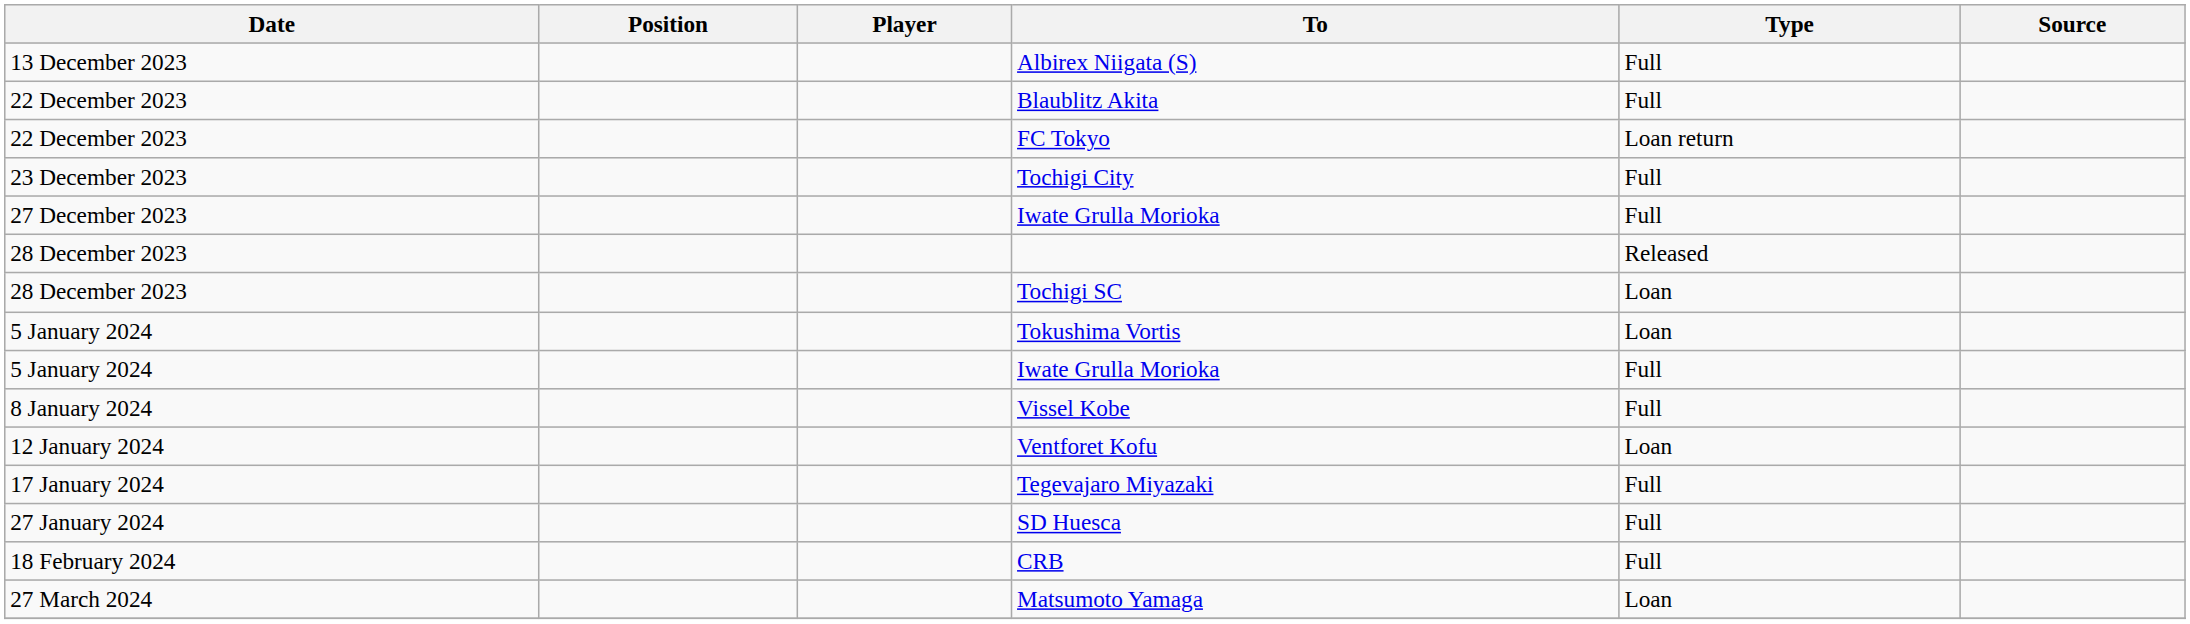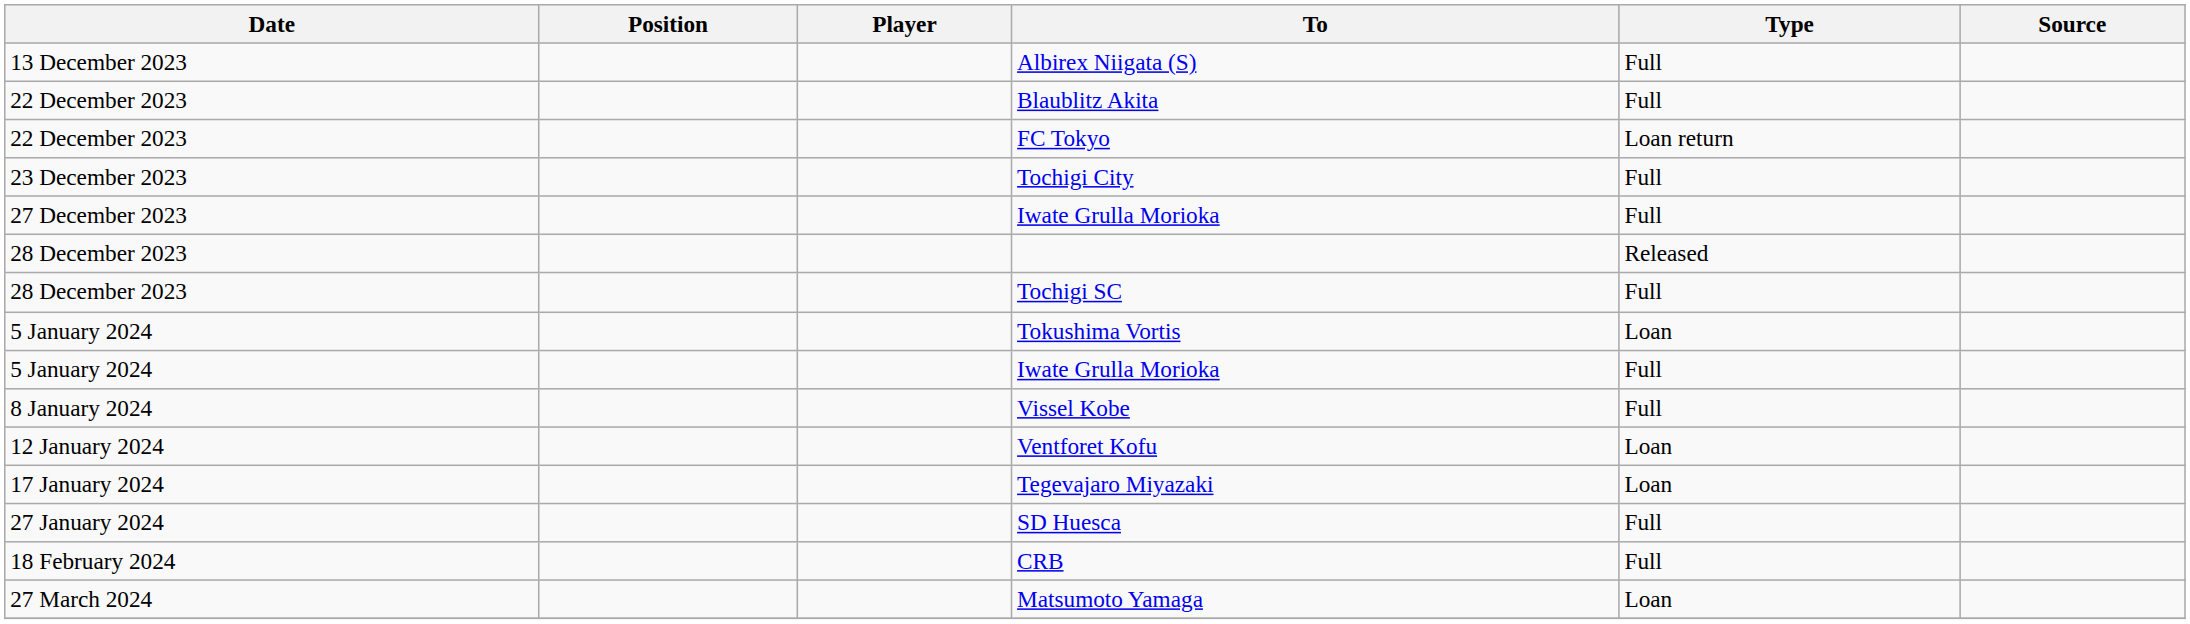(1648, 292) Loan -> (1643, 292) Full
(1643, 484) Full -> (1648, 484) Loan
